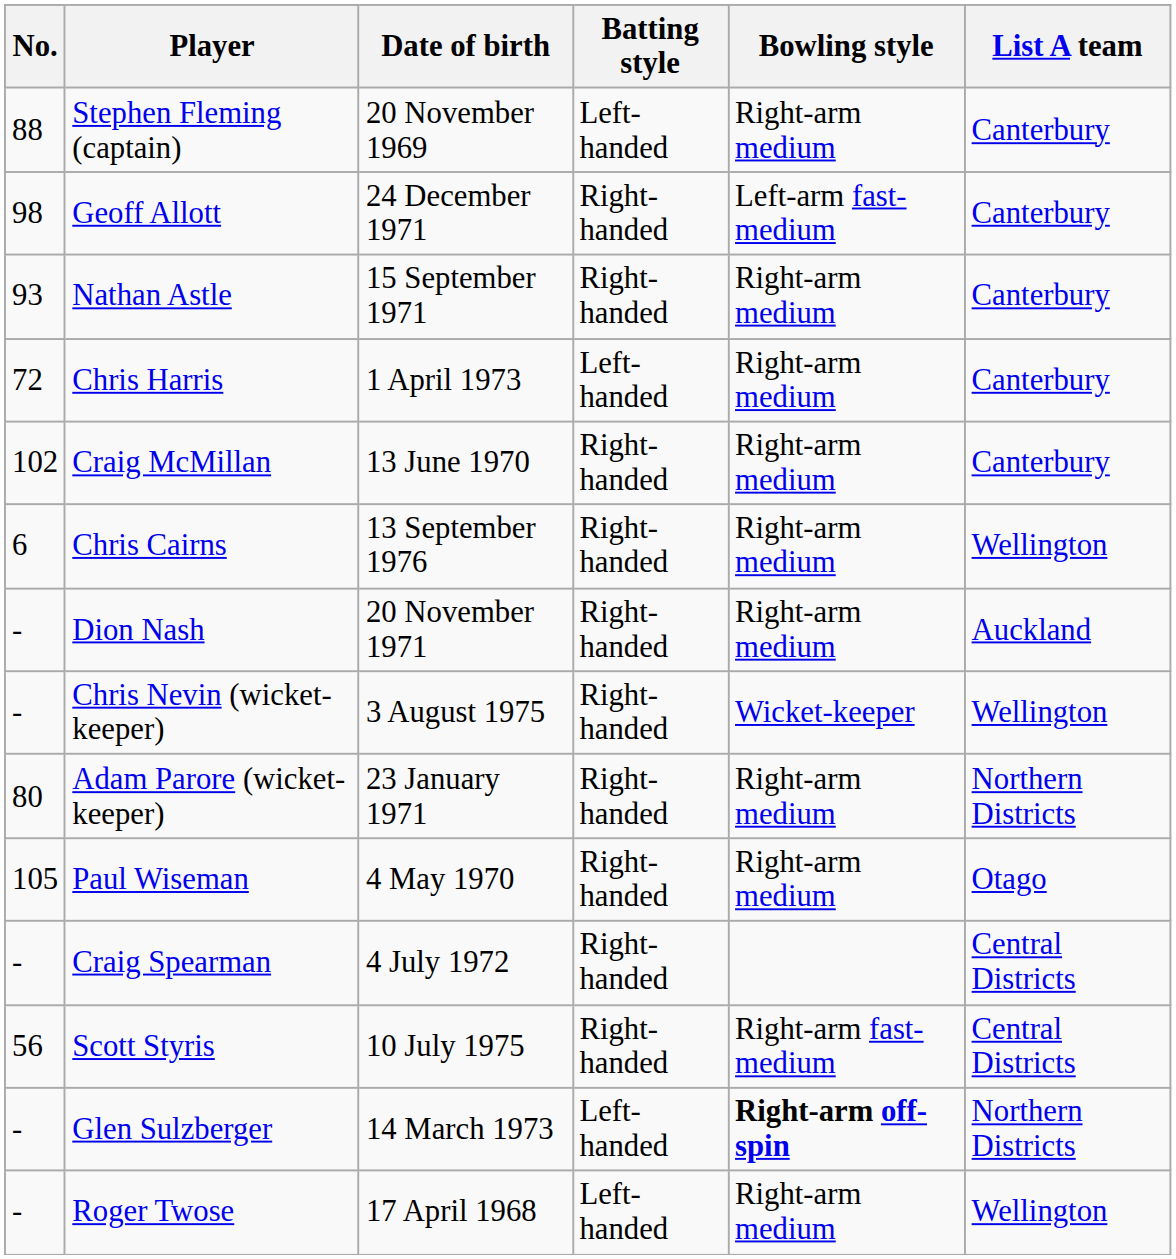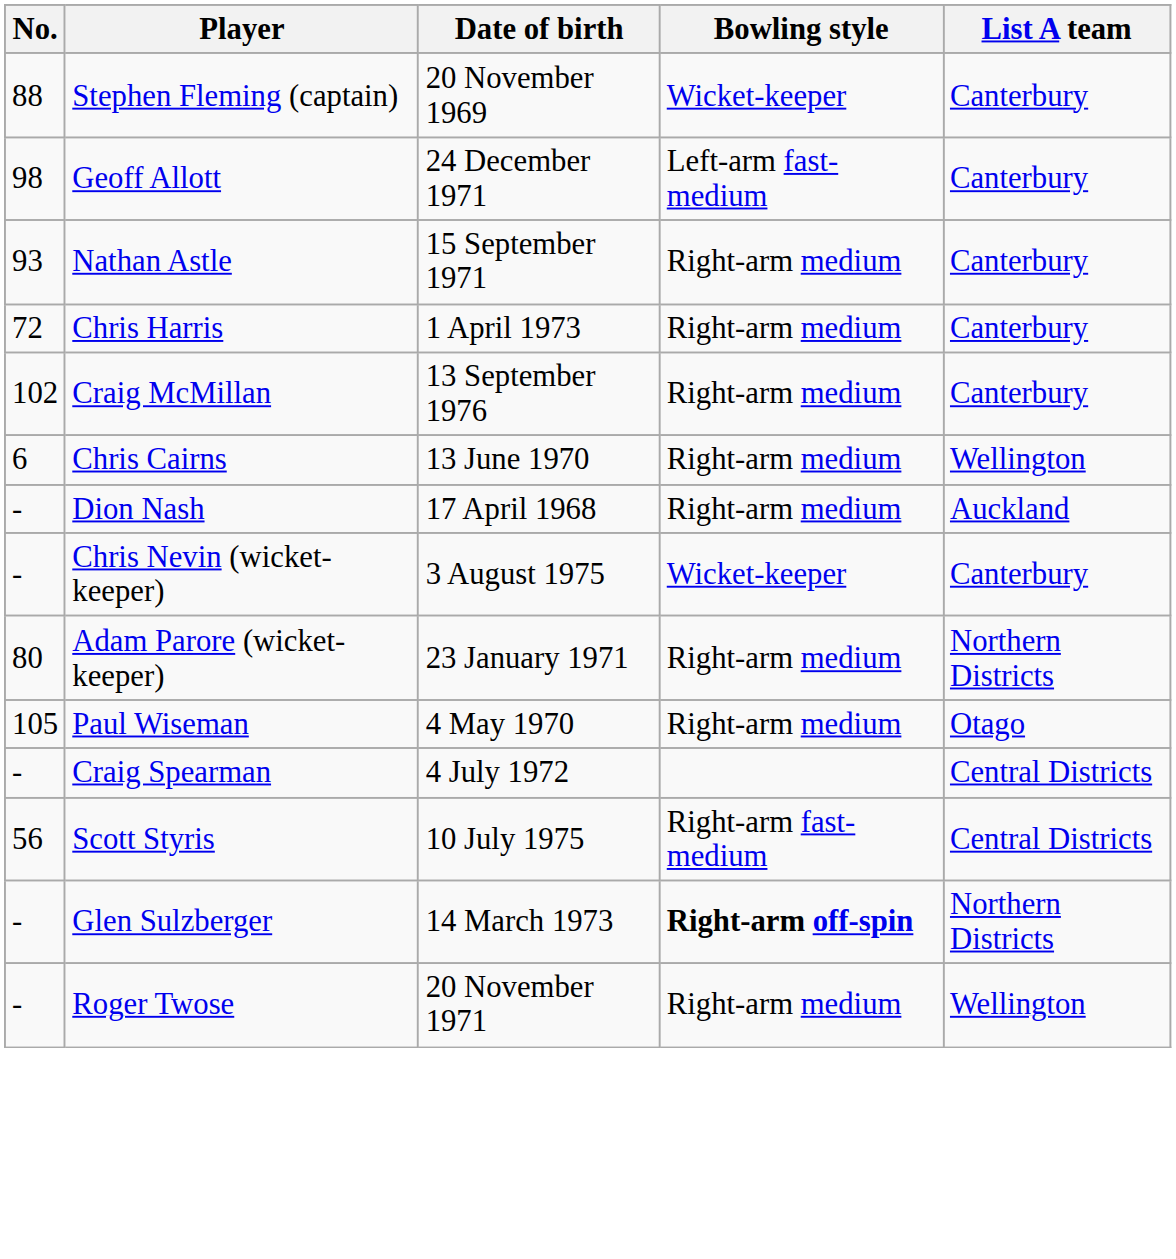- column: (650, 46)
(798, 129) Right-arm medium -> (757, 94) Wicket-keeper
(448, 462) 13 June 1970 -> (511, 393) 13 September 1976
(451, 545) 13 September 1976 -> (508, 459) 13 June 1970
(450, 629) 20 November 1971 -> (511, 508) 17 April 1968
(1039, 712) Wellington -> (1019, 574) Canterbury
(451, 1212) 17 April 1968 -> (510, 1004) 20 November 1971
